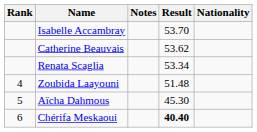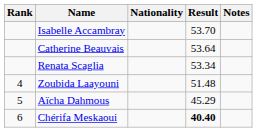columns swapped: (223, 13) <-> (143, 13)
(177, 48) 53.62 -> (203, 48) 53.64
(177, 100) 45.30 -> (203, 100) 45.29
